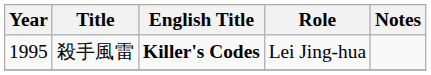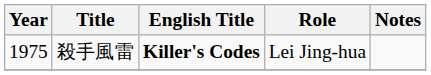(28, 52) 1995 -> (28, 52) 1975
